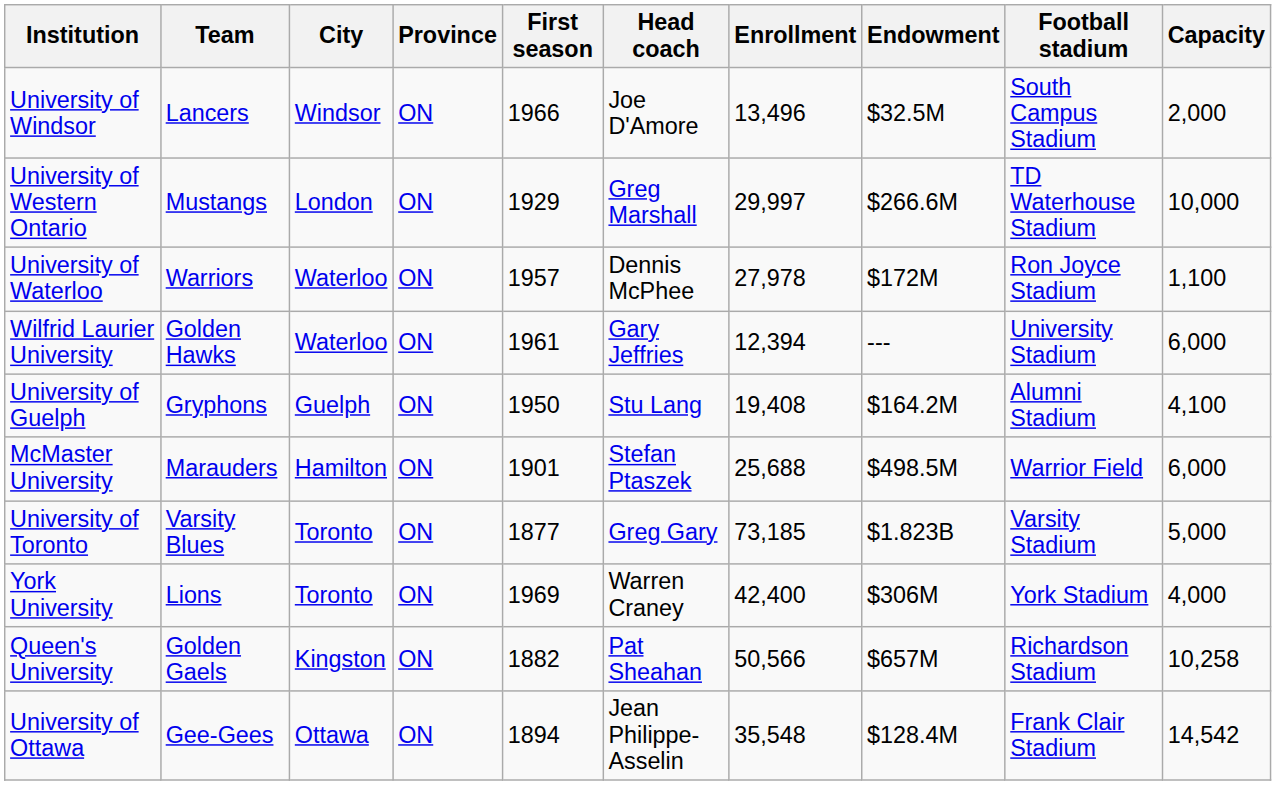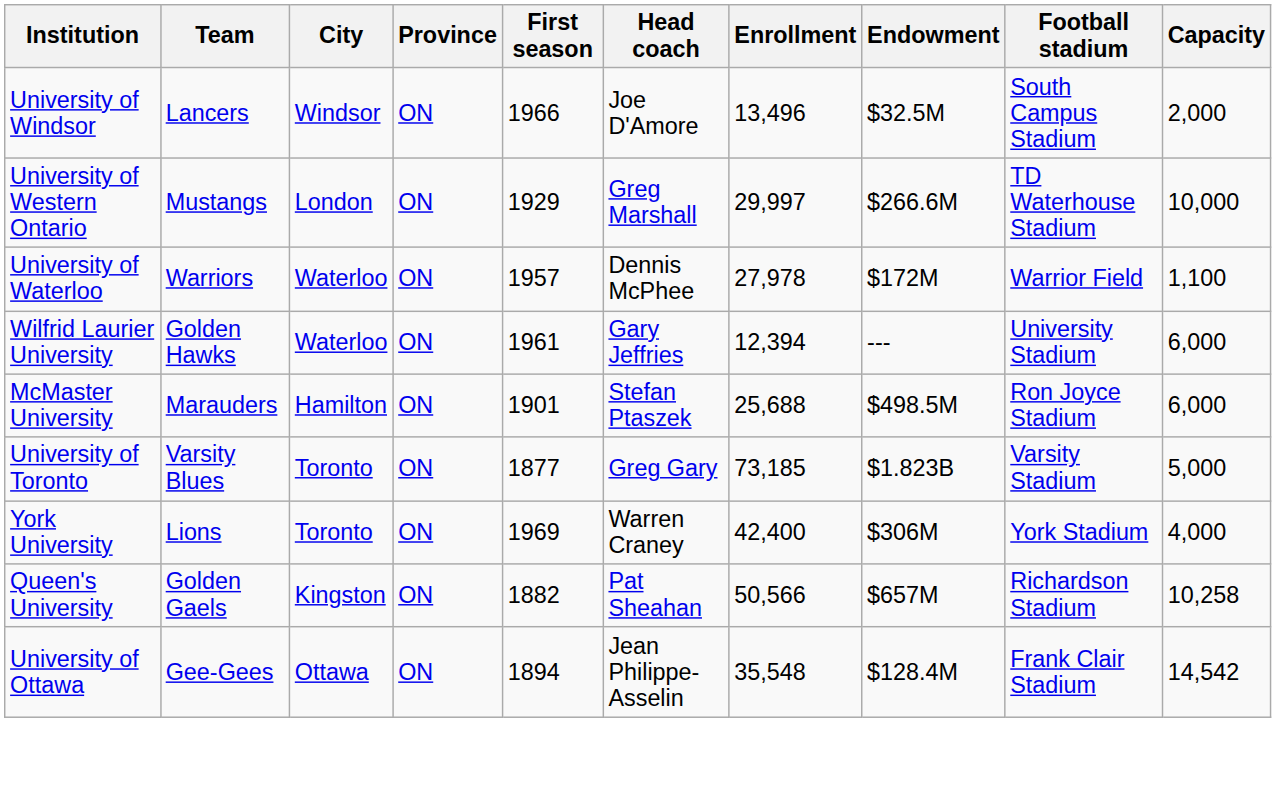(1065, 278) Ron Joyce Stadium -> (1077, 278) Warrior Field
- row: (74, 405)
(1077, 468) Warrior Field -> (1065, 405) Ron Joyce Stadium
